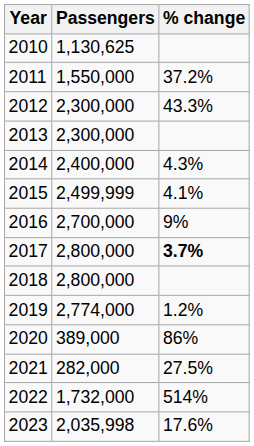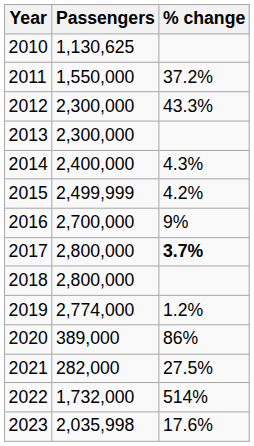(183, 193) 4.1% -> (183, 193) 4.2%
